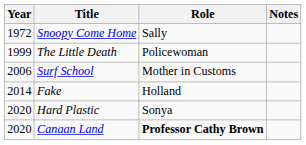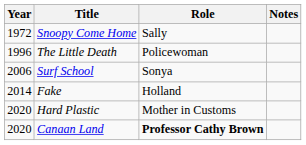(19, 52) 1999 -> (19, 52) 1996
(189, 71) Mother in Customs -> (157, 71) Sonya
(157, 110) Sonya -> (189, 110) Mother in Customs
